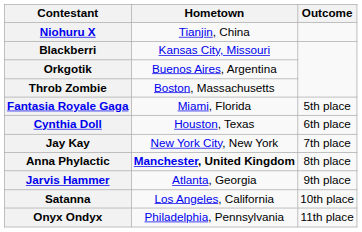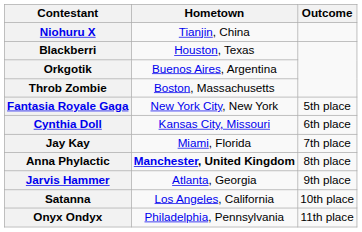(214, 50) Kansas City, Missouri -> (214, 50) Houston, Texas
(214, 106) Miami, Florida -> (214, 106) New York City, New York
(214, 124) Houston, Texas -> (214, 124) Kansas City, Missouri
(214, 143) New York City, New York -> (214, 143) Miami, Florida
